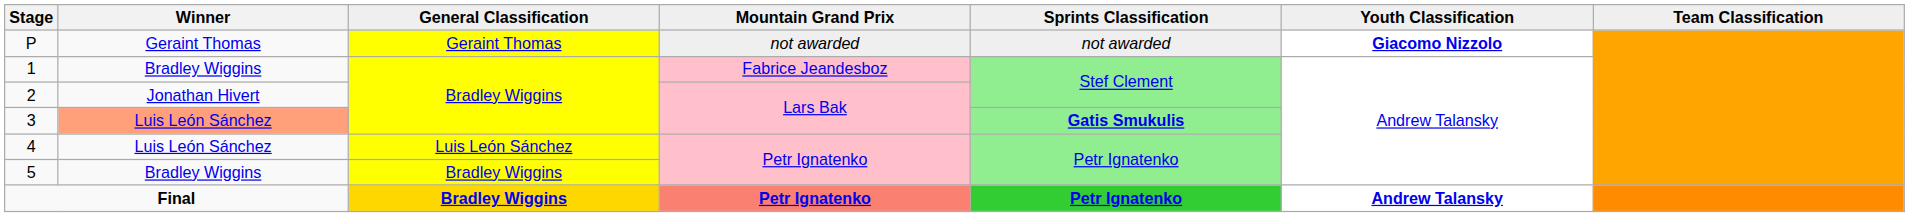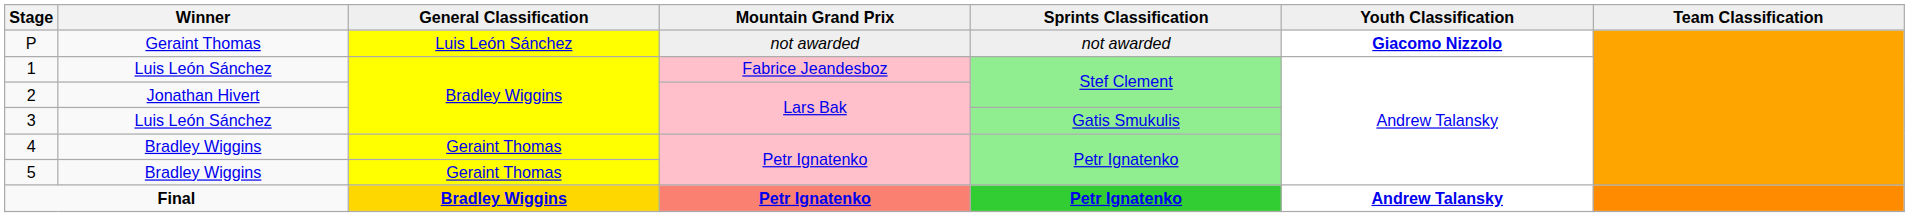(504, 44) Geraint Thomas -> (504, 44) Luis León Sánchez
(203, 69) Bradley Wiggins -> (203, 69) Luis León Sánchez
(203, 121) lightsalmon background -> (203, 121) no background
(1126, 121) bold -> (1126, 121) normal
(203, 147) Luis León Sánchez -> (203, 147) Bradley Wiggins
(504, 147) Luis León Sánchez -> (504, 147) Geraint Thomas
(504, 173) Bradley Wiggins -> (504, 173) Geraint Thomas
